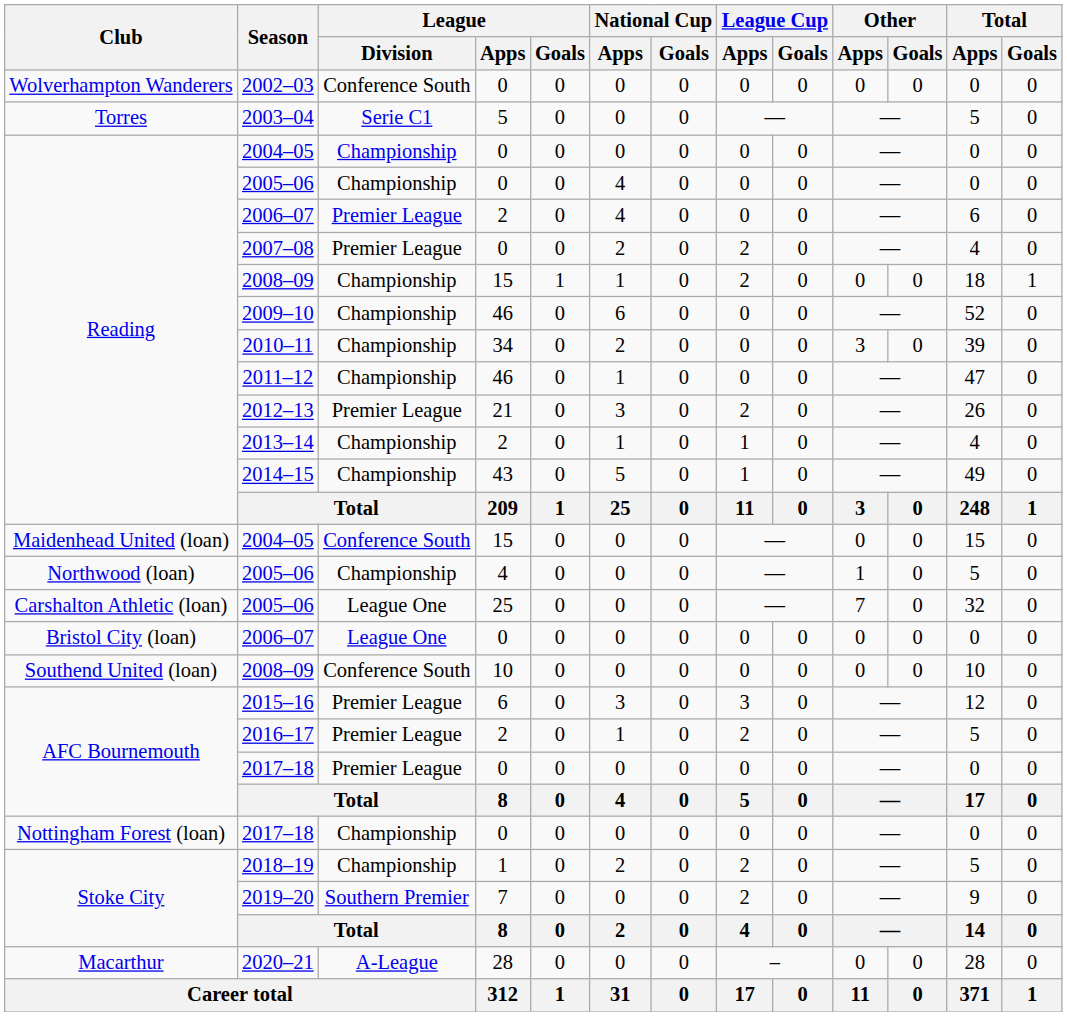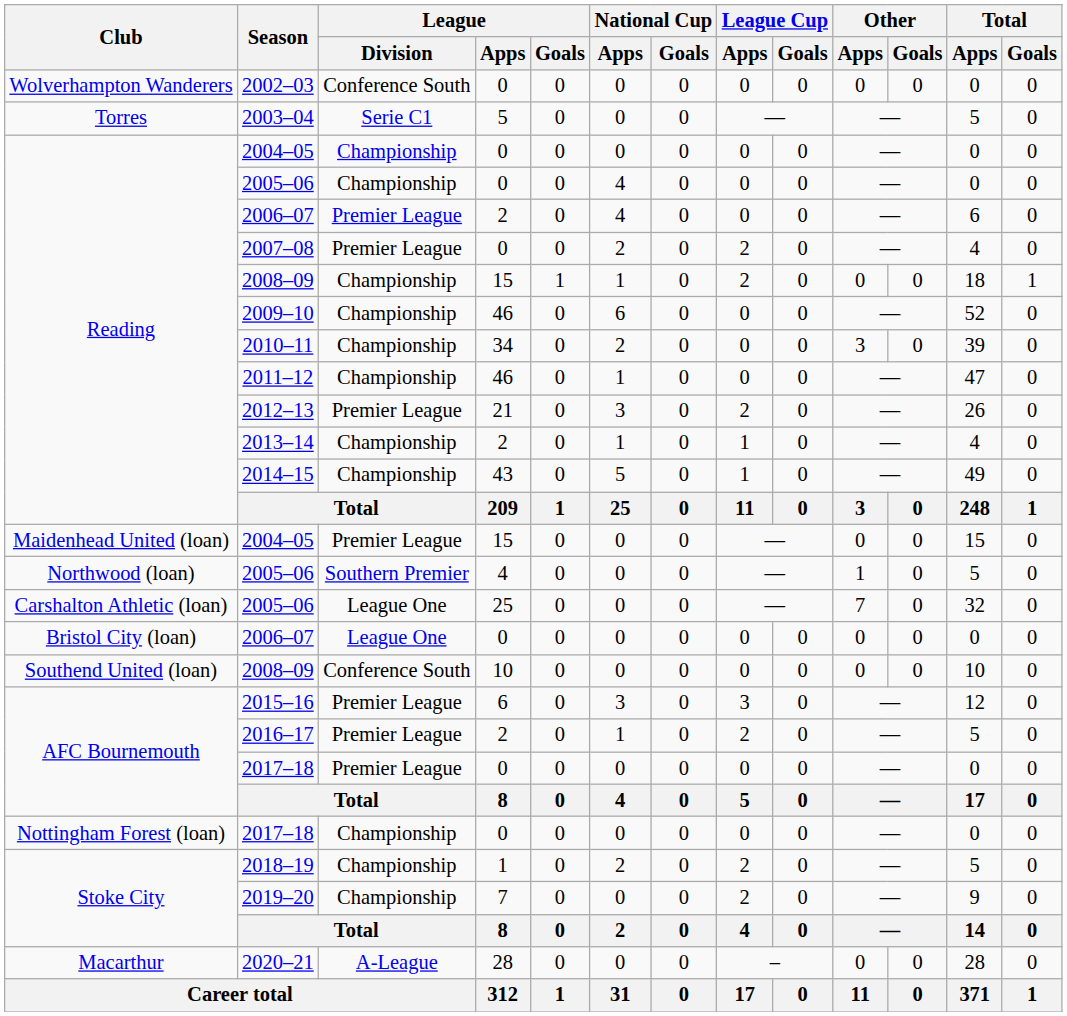(397, 540) Conference South -> (397, 540) Premier League
(397, 572) Championship -> (397, 572) Southern Premier
(397, 897) Southern Premier -> (397, 897) Championship
